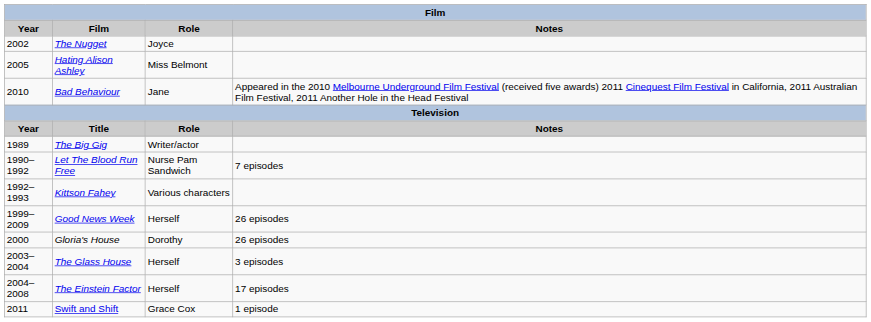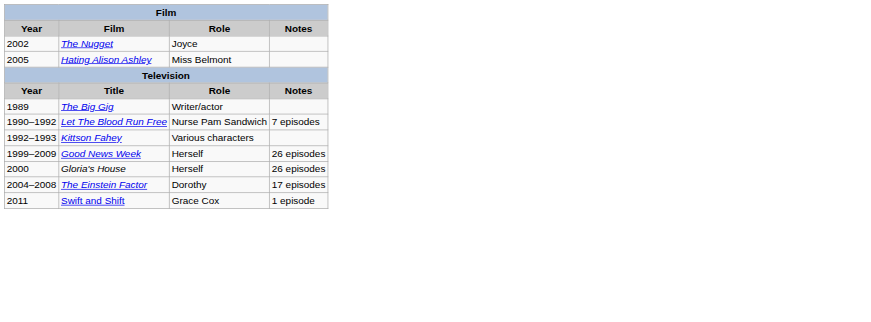- row: (87, 92)
(165, 240) Dorothy -> (187, 170) Herself
- row: (93, 262)
(163, 288) Herself -> (189, 185) Dorothy
